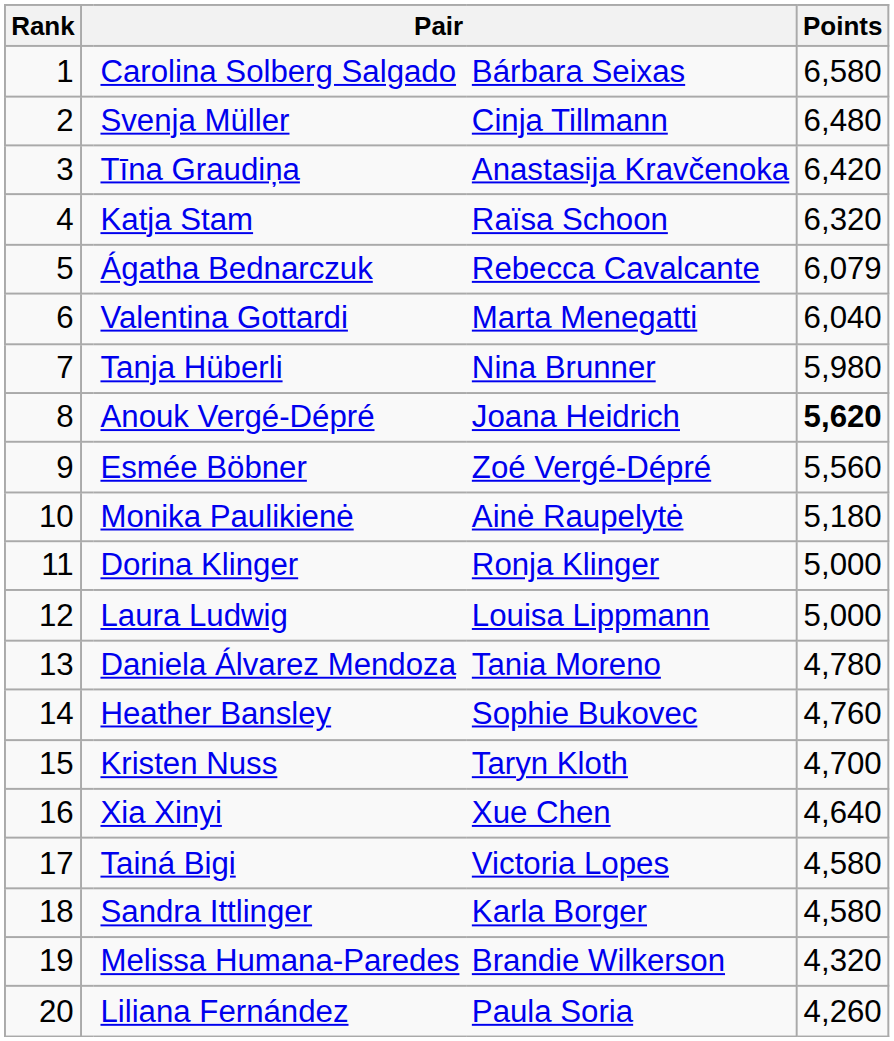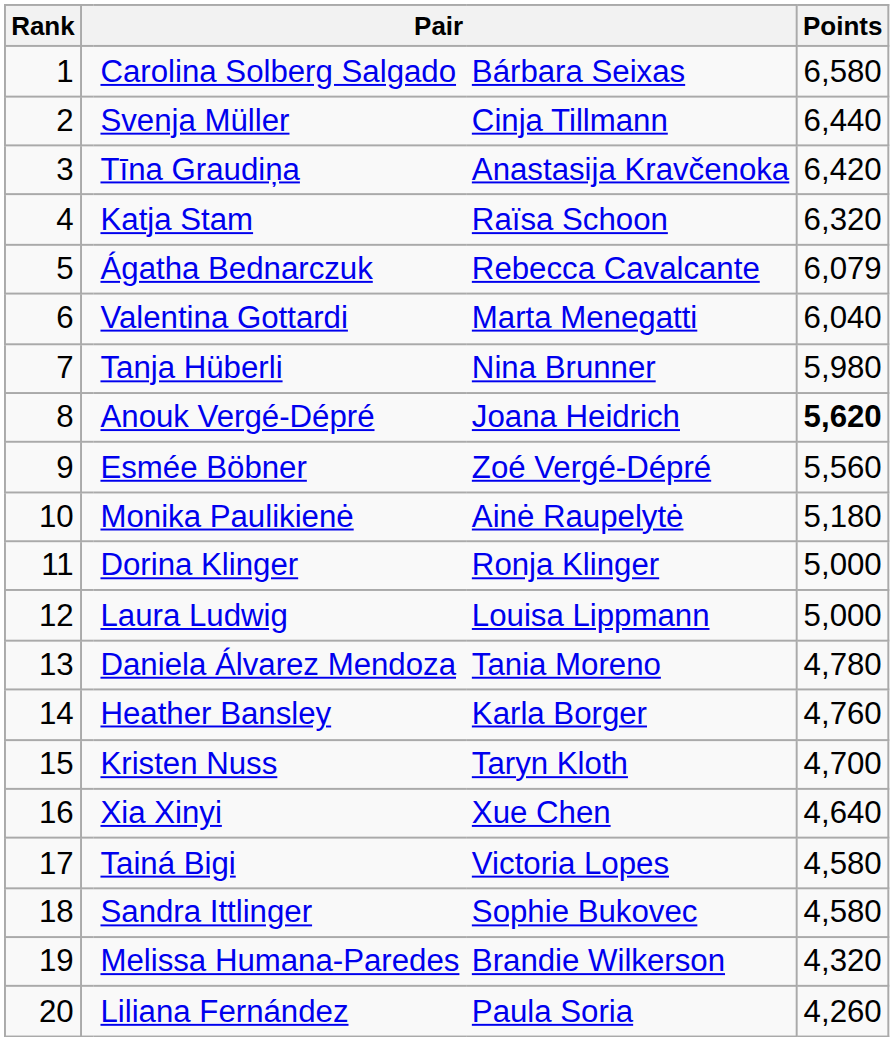(843, 120) 6,480 -> (843, 120) 6,440
(585, 714) Sophie Bukovec -> (559, 714) Karla Borger
(559, 911) Karla Borger -> (585, 911) Sophie Bukovec
